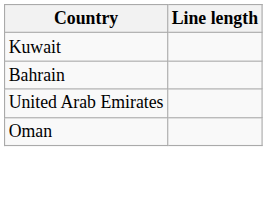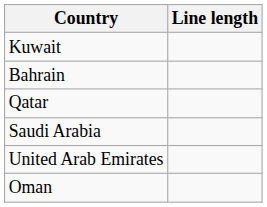+ row: (28, 103)
+ row: (55, 131)
